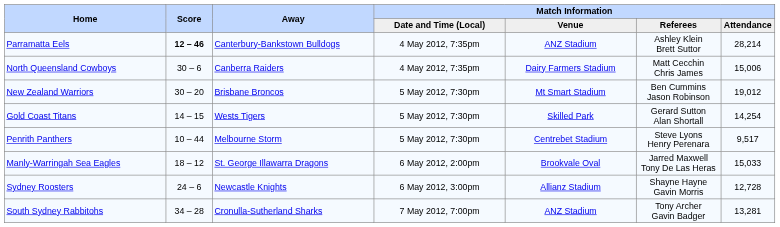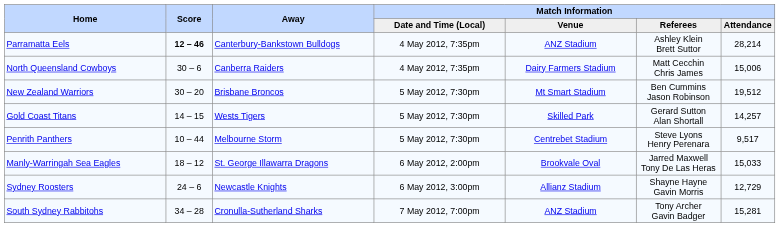(748, 92) 19,012 -> (748, 92) 19,512
(748, 116) 14,254 -> (748, 116) 14,257
(748, 187) 12,728 -> (748, 187) 12,729
(748, 211) 13,281 -> (748, 211) 15,281
